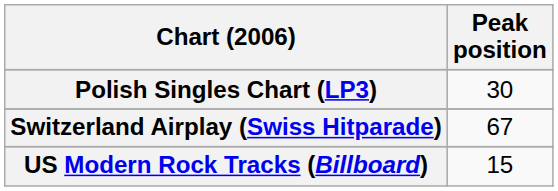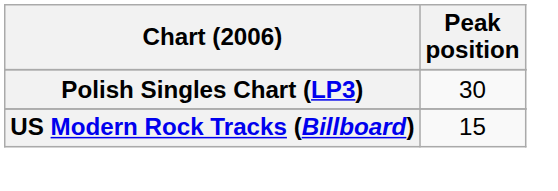- row: (226, 127)
